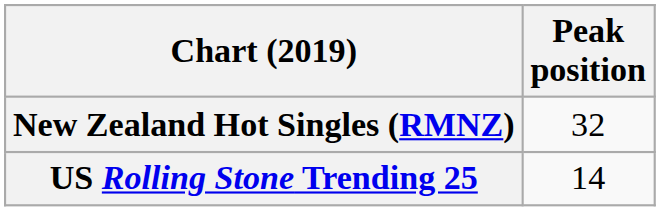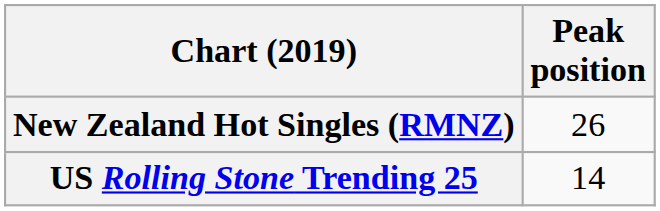(588, 123) 32 -> (588, 123) 26
